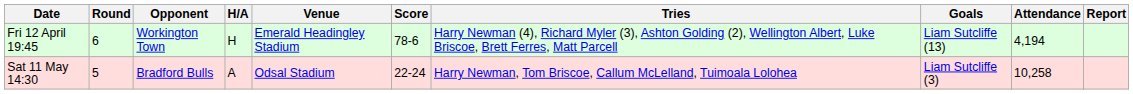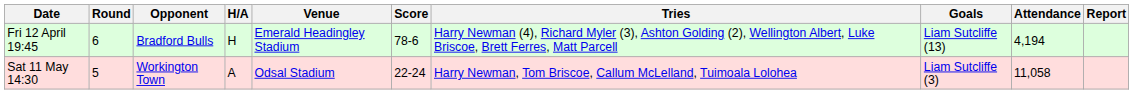(167, 40) Workington Town -> (175, 40) Bradford Bulls
(175, 73) Bradford Bulls -> (167, 73) Workington Town
(1033, 73) 10,258 -> (1032, 73) 11,058
